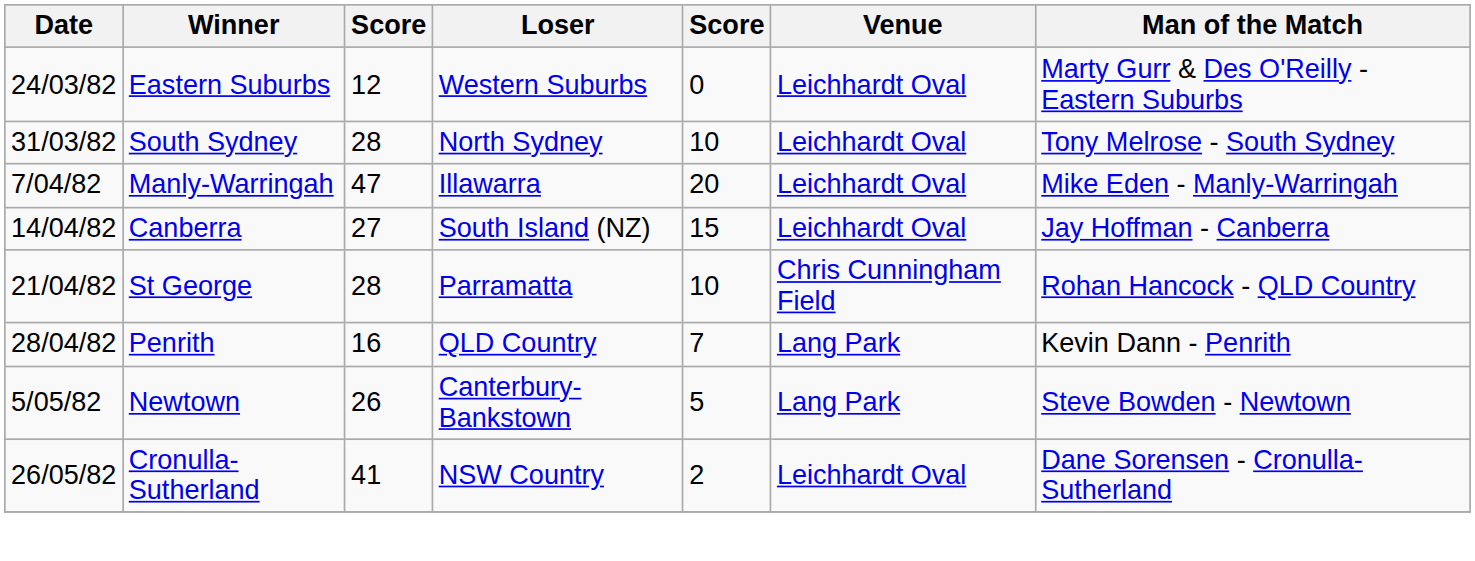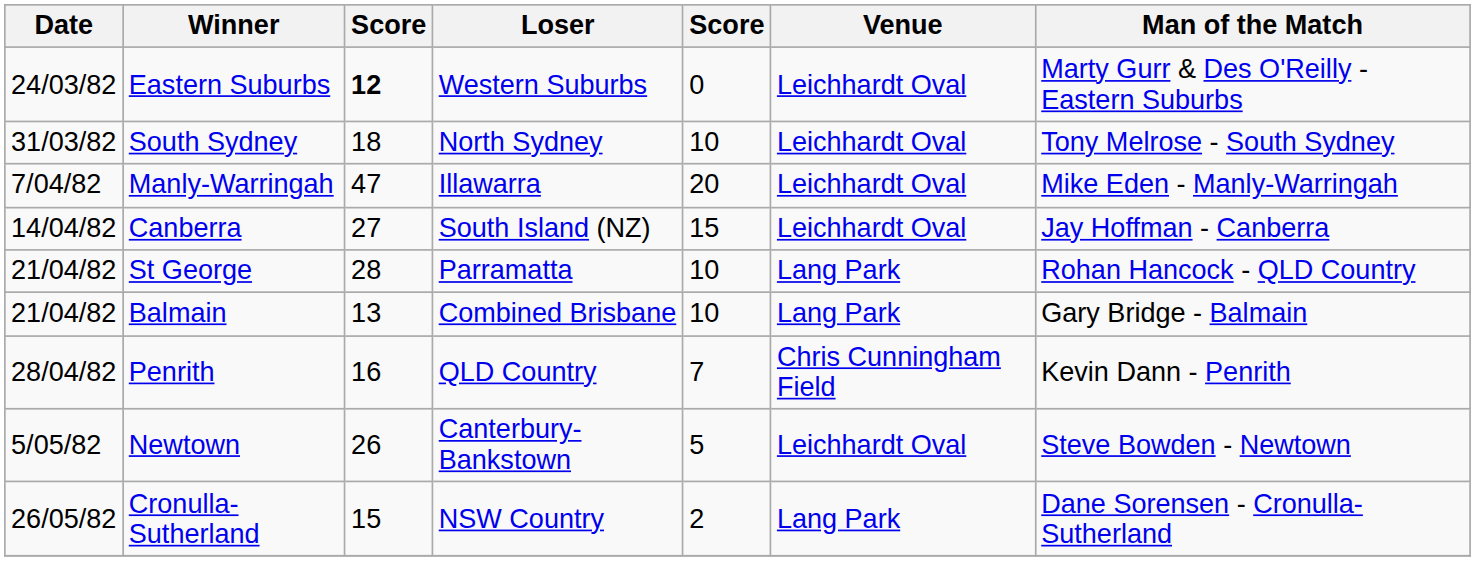(366, 84) normal -> (366, 84) bold
(366, 142) 28 -> (366, 142) 18
(889, 285) Chris Cunningham Field -> (839, 270) Lang Park
+ row: (178, 313)
(839, 344) Lang Park -> (889, 371) Chris Cunningham Field
(839, 402) Lang Park -> (872, 445) Leichhardt Oval
(366, 475) 41 -> (366, 518) 15
(872, 475) Leichhardt Oval -> (839, 518) Lang Park
